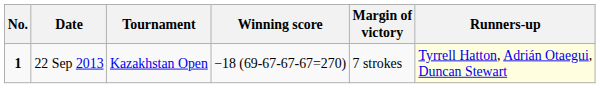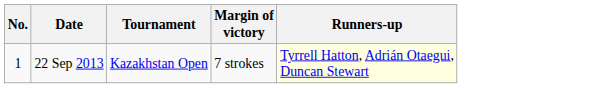- column: (280, 24)
(18, 63) bold -> (18, 63) normal
